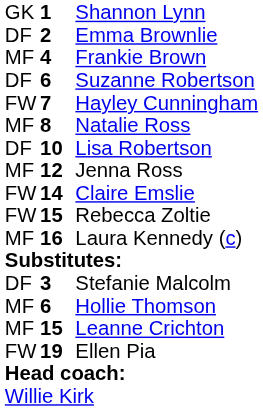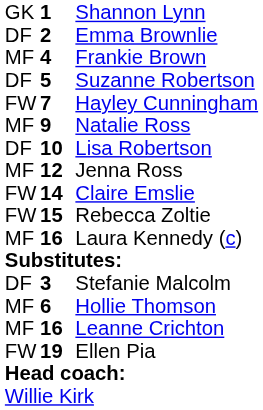(46, 80) 6 -> (46, 80) 5
(46, 125) 8 -> (46, 125) 9
(51, 328) 15 -> (51, 328) 16
